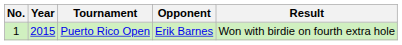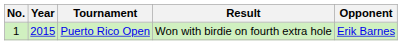columns swapped: (184, 13) <-> (307, 13)
